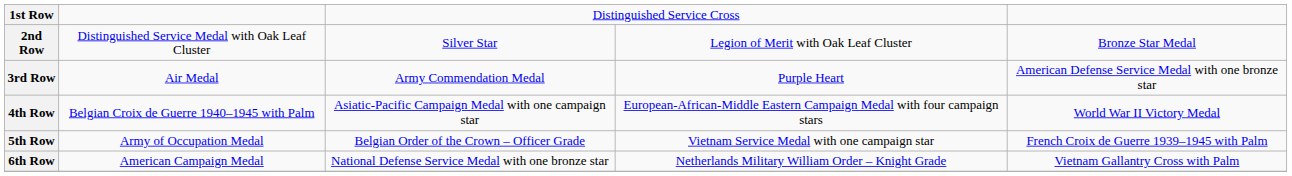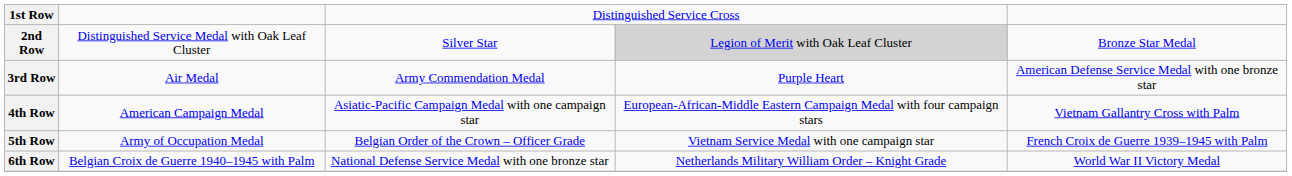(811, 42) no background -> (811, 42) lightgrey background
(192, 112) Belgian Croix de Guerre 1940–1945 with Palm -> (192, 112) American Campaign Medal
(1147, 112) World War II Victory Medal -> (1147, 112) Vietnam Gallantry Cross with Palm
(192, 161) American Campaign Medal -> (192, 161) Belgian Croix de Guerre 1940–1945 with Palm
(1147, 161) Vietnam Gallantry Cross with Palm -> (1147, 161) World War II Victory Medal
